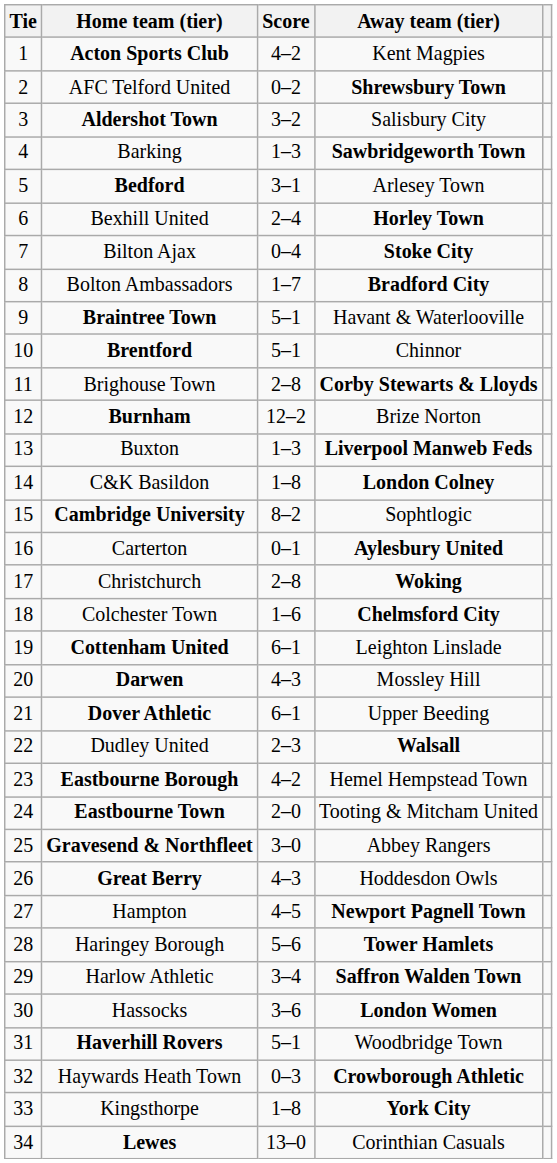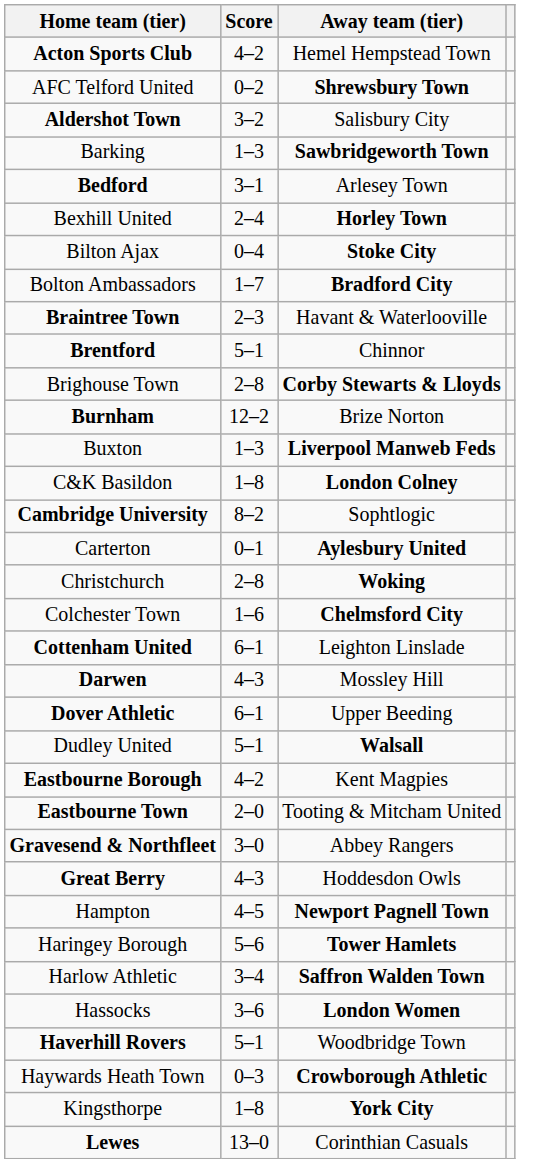- column: (23, 20)
(429, 53) Kent Magpies -> (392, 53) Hemel Hempstead Town
(286, 317) 5–1 -> (249, 317) 2–3
(286, 746) 2–3 -> (249, 746) 5–1
(429, 779) Hemel Hempstead Town -> (392, 779) Kent Magpies
